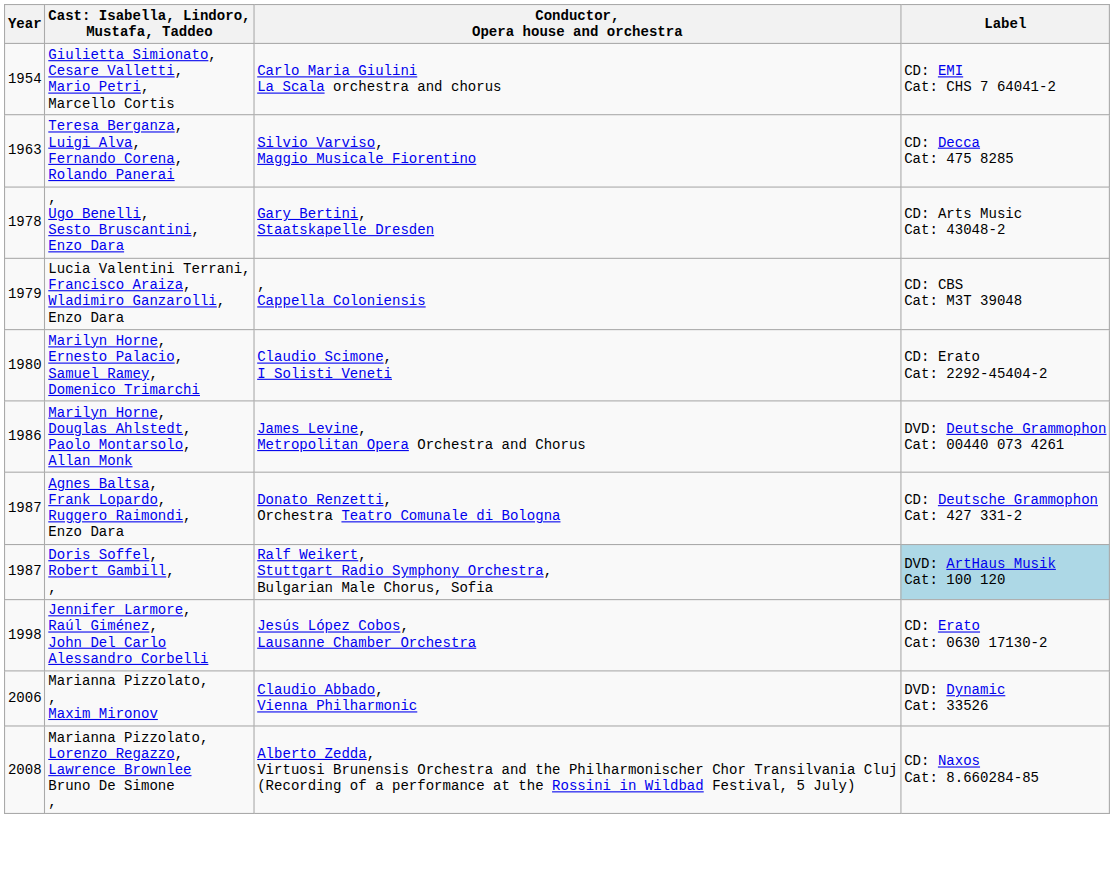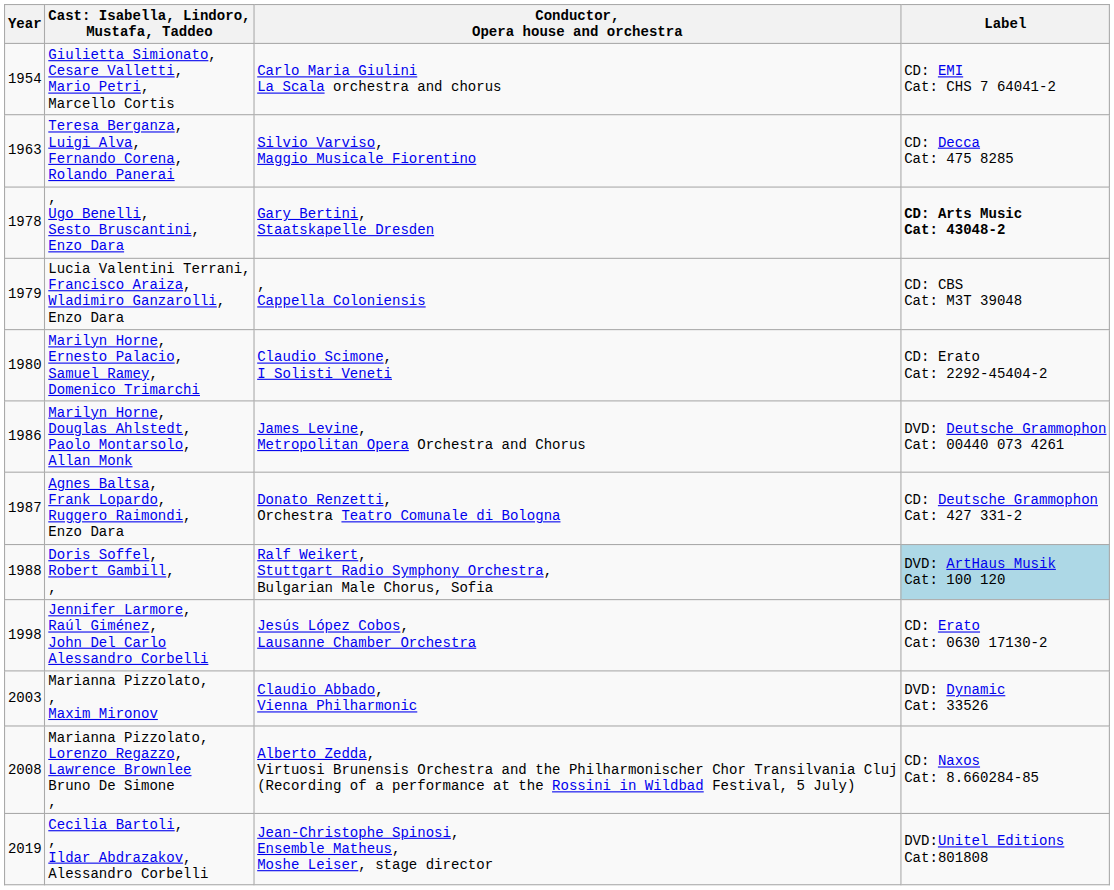(963, 222) normal -> (963, 222) bold
(25, 572) 1987 -> (25, 572) 1988
(25, 698) 2006 -> (25, 698) 2003
+ row: (128, 849)
